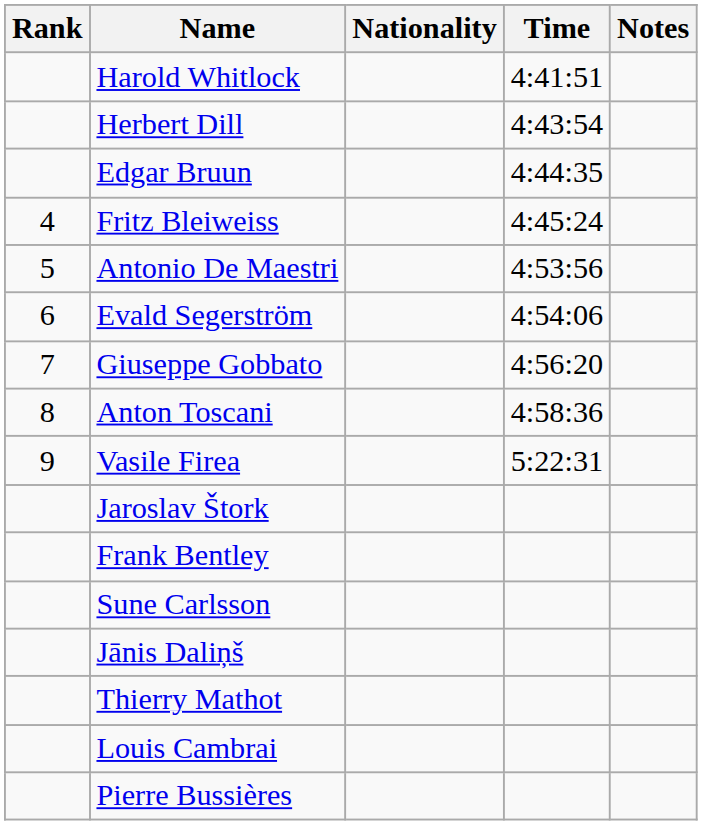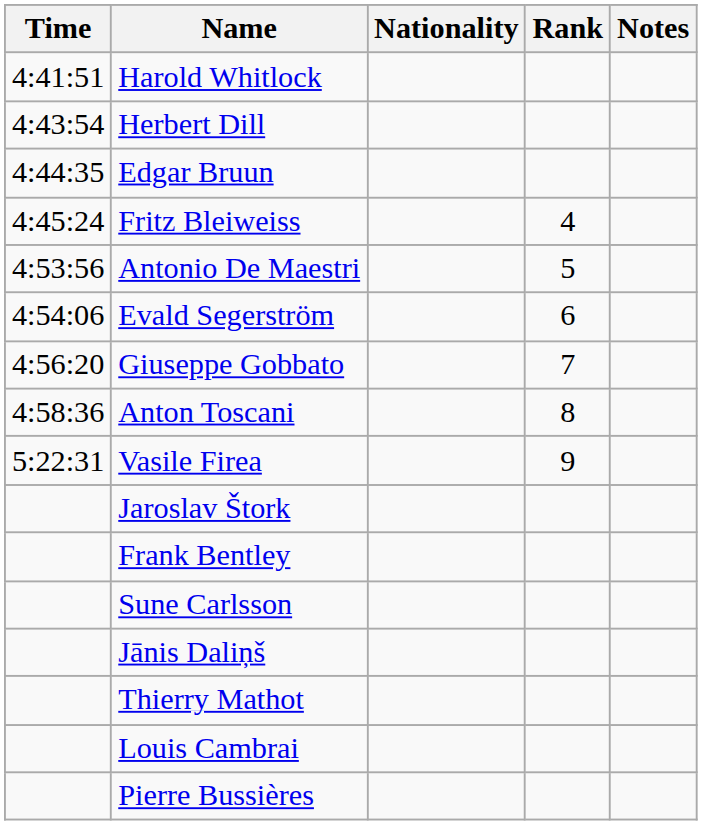columns swapped: (47, 28) <-> (557, 28)
